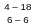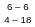rows swapped: (18, 6) <-> (18, 20)
